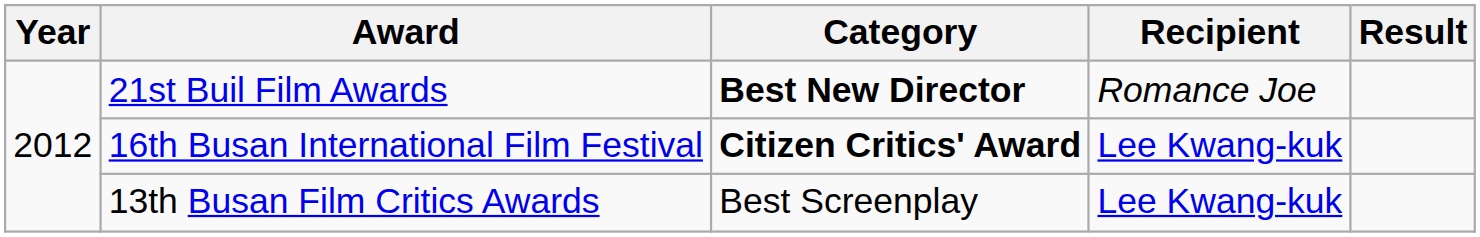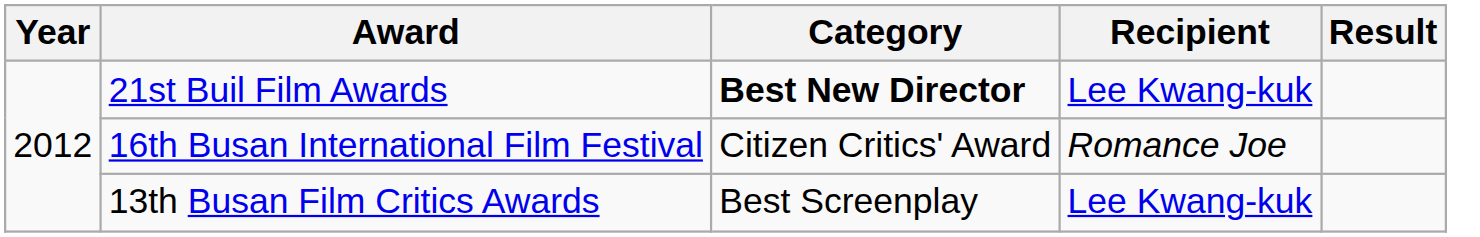(1207, 88) Romance Joe -> (1190, 88) Lee Kwang-kuk
(900, 145) bold -> (885, 145) normal
(1220, 145) Lee Kwang-kuk -> (1177, 145) Romance Joe
